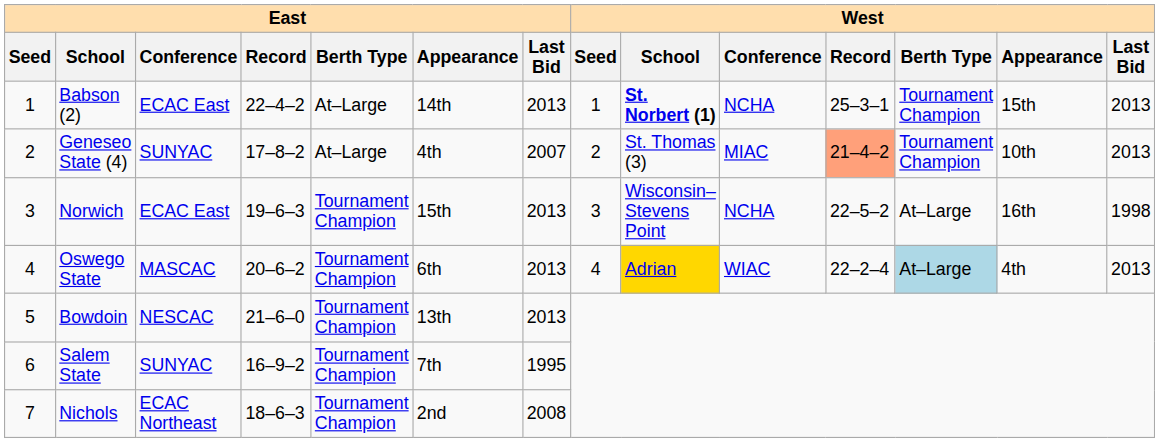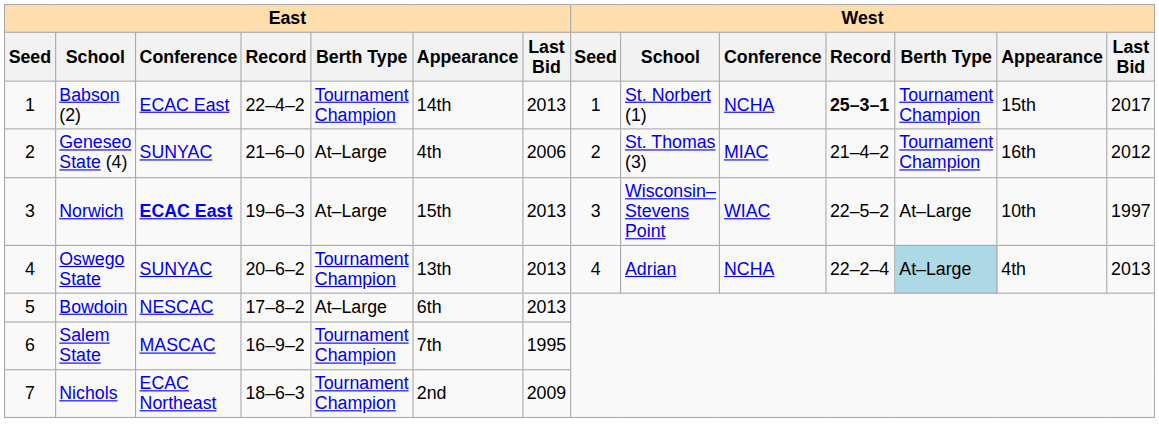(351, 104) At–Large -> (362, 104) Tournament Champion
(670, 104) bold -> (668, 104) normal
(860, 104) normal -> (860, 104) bold
(1131, 104) 2013 -> (1131, 104) 2017
(275, 153) 17–8–2 -> (275, 153) 21–6–0
(546, 153) 2007 -> (546, 153) 2006
(860, 153) lightsalmon background -> (860, 153) no background
(1019, 153) 10th -> (1019, 153) 16th
(1131, 153) 2013 -> (1131, 153) 2012
(184, 211) normal -> (186, 211) bold
(362, 211) Tournament Champion -> (351, 211) At–Large
(749, 211) NCHA -> (747, 211) WIAC
(1019, 211) 16th -> (1019, 211) 10th
(1131, 211) 1998 -> (1131, 211) 1997
(178, 269) MASCAC -> (176, 269) SUNYAC
(429, 269) 6th -> (434, 269) 13th
(651, 269) gold background -> (651, 269) no background
(747, 269) WIAC -> (749, 269) NCHA
(275, 317) 21–6–0 -> (275, 307) 17–8–2
(362, 317) Tournament Champion -> (351, 307) At–Large
(434, 317) 13th -> (429, 307) 6th
(176, 365) SUNYAC -> (178, 345) MASCAC
(546, 413) 2008 -> (546, 393) 2009
